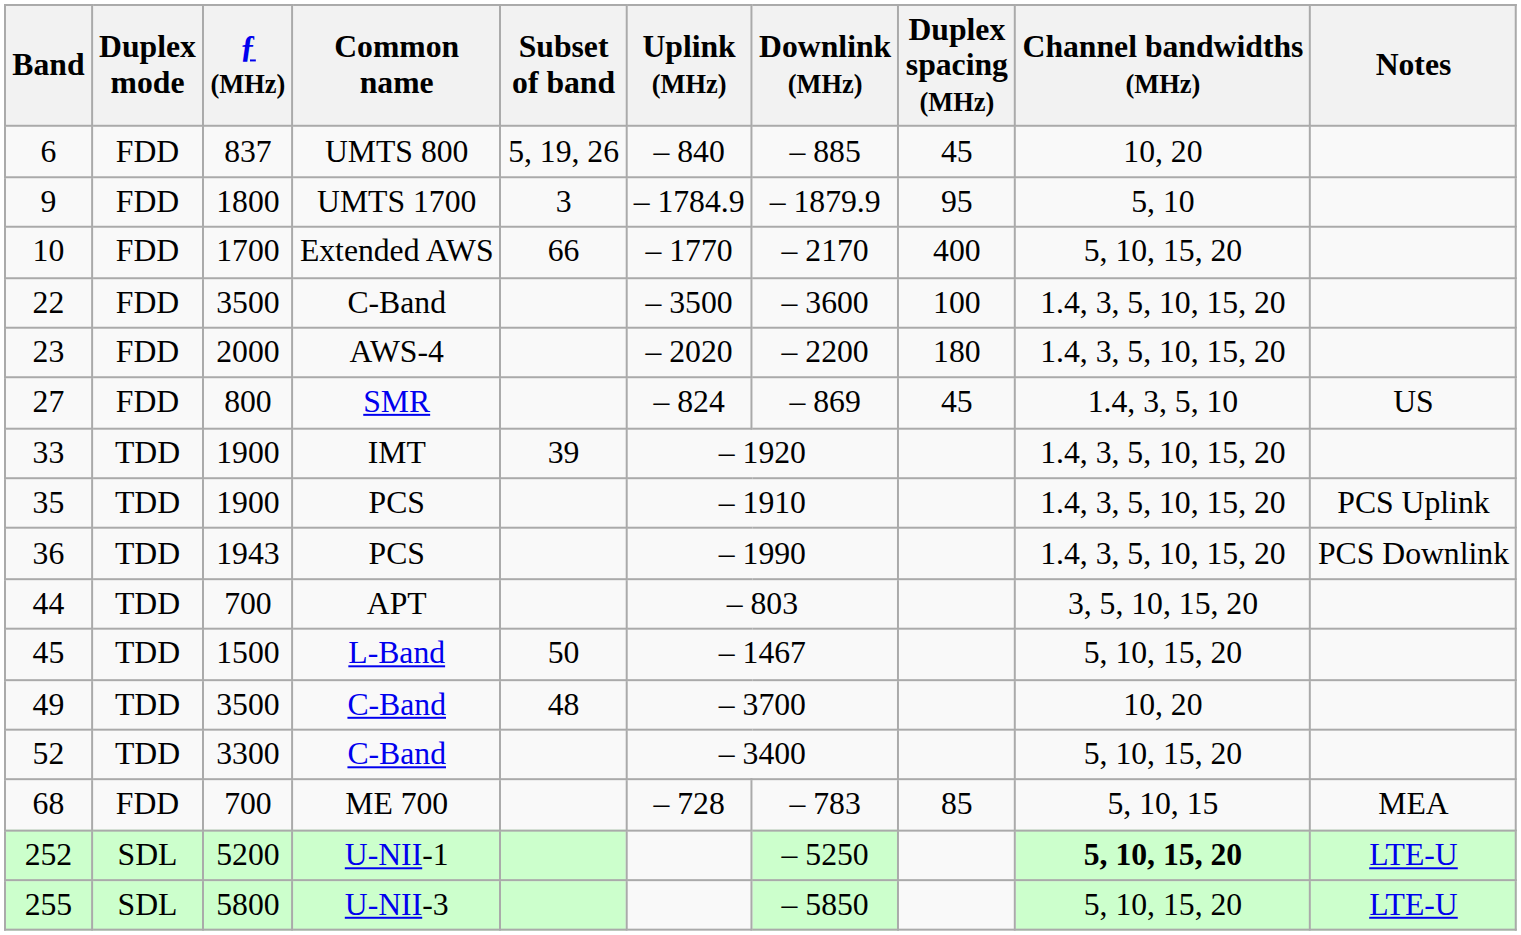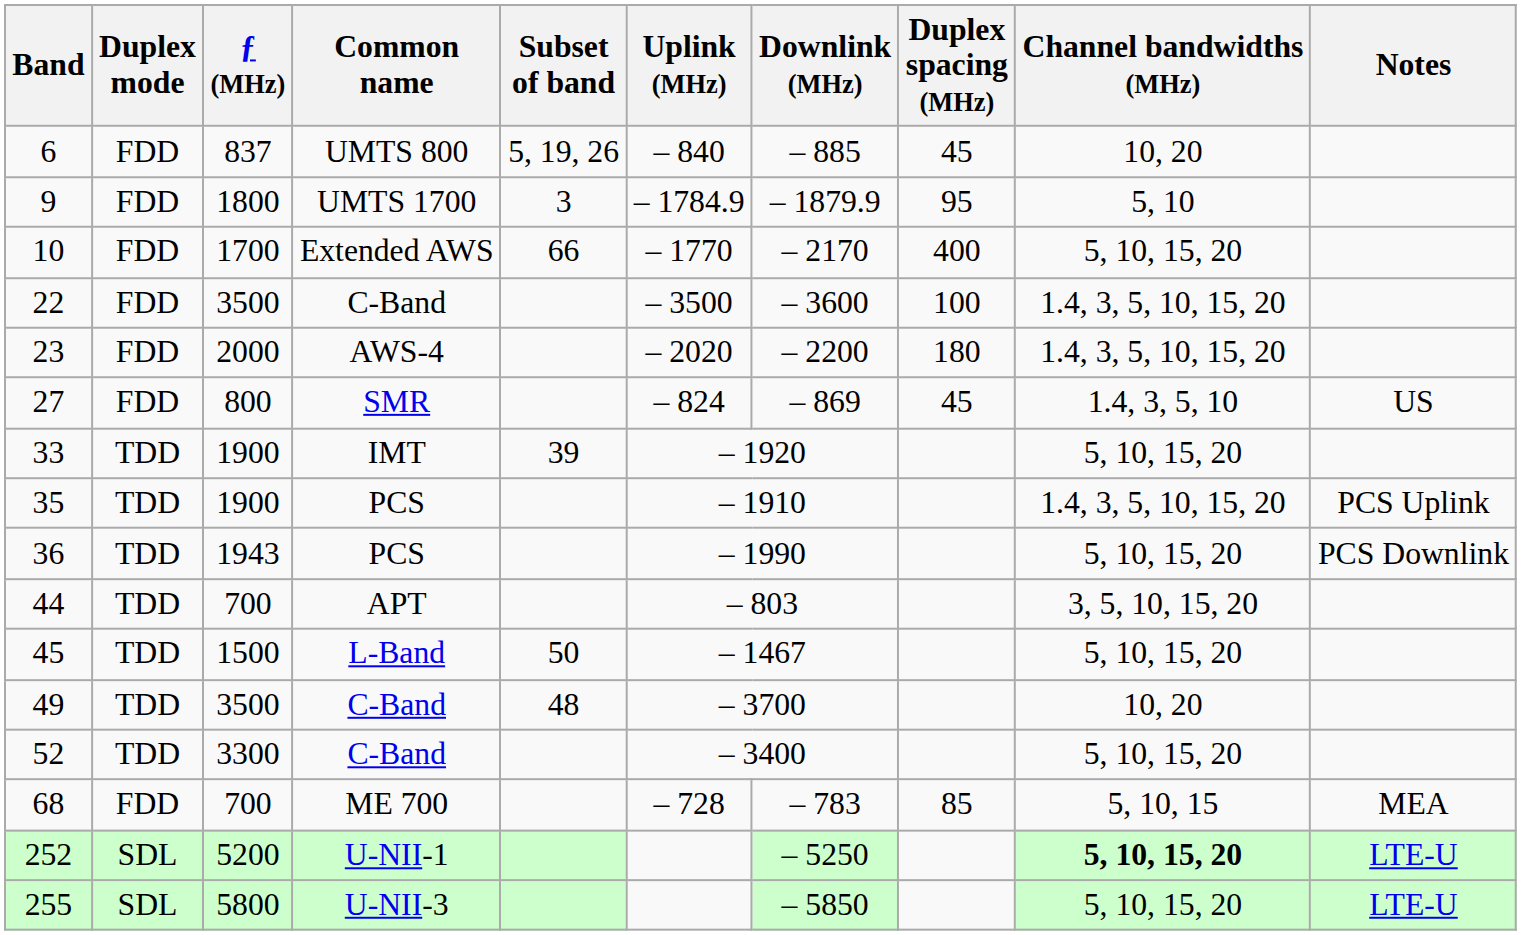(1163, 452) 1.4, 3, 5, 10, 15, 20 -> (1163, 452) 5, 10, 15, 20
(1163, 553) 1.4, 3, 5, 10, 15, 20 -> (1163, 553) 5, 10, 15, 20
